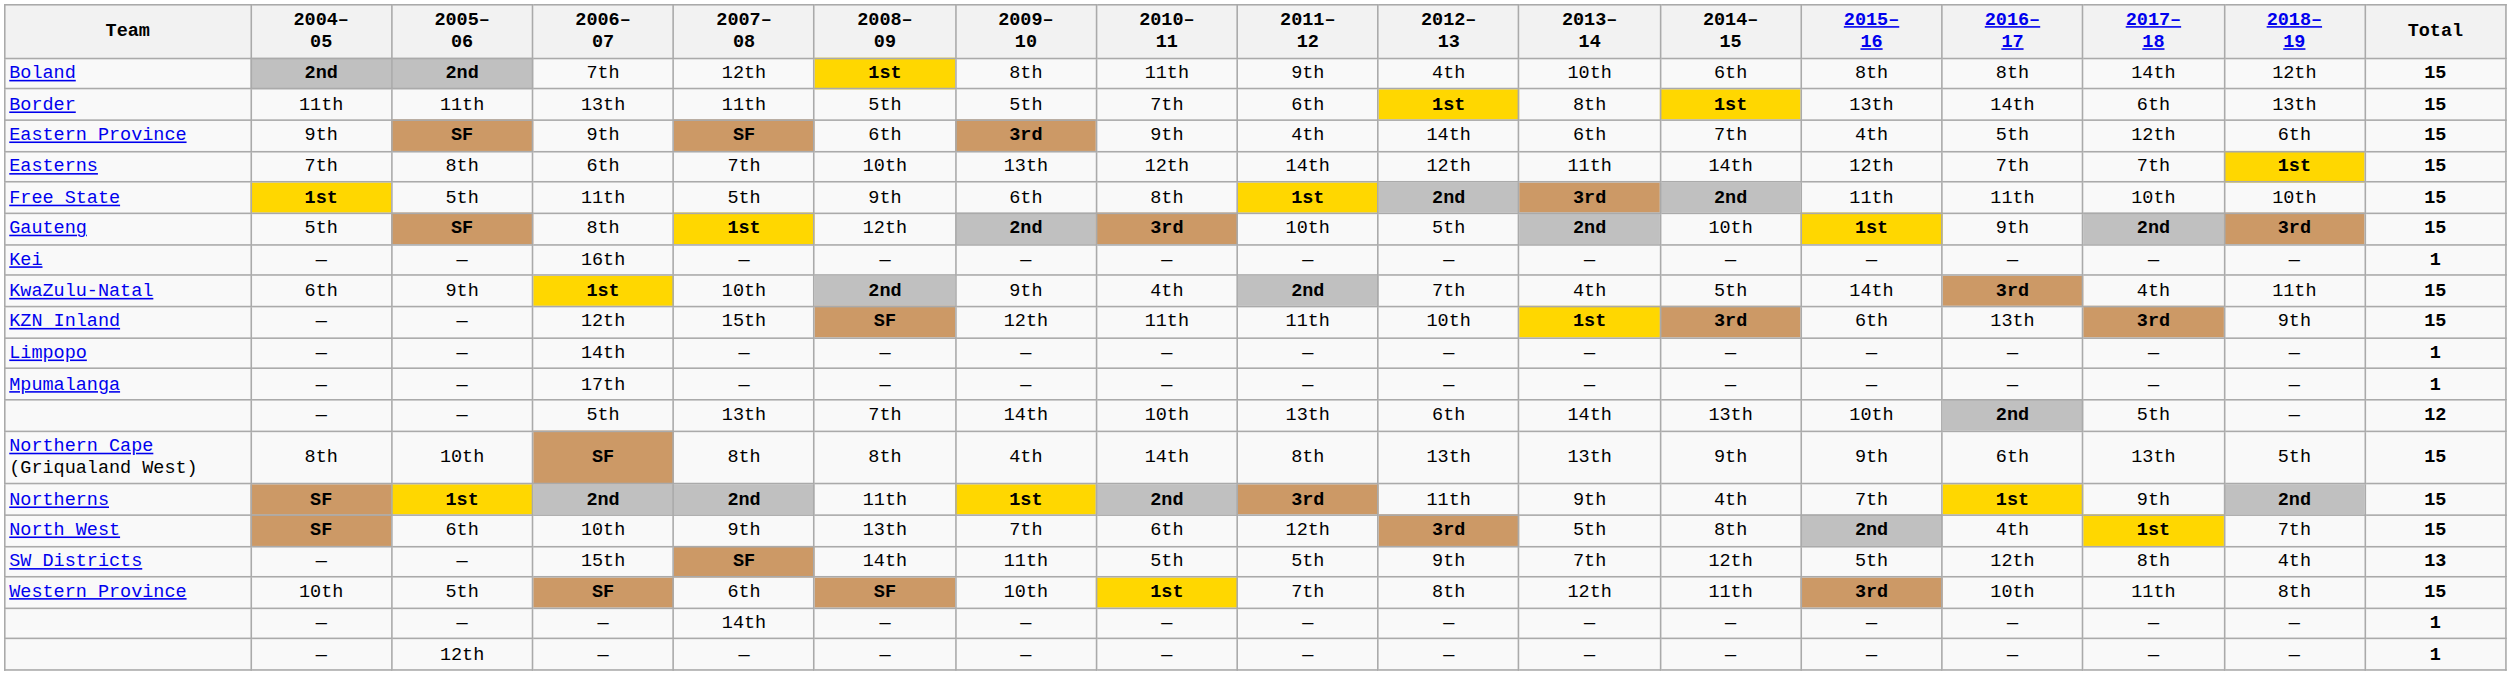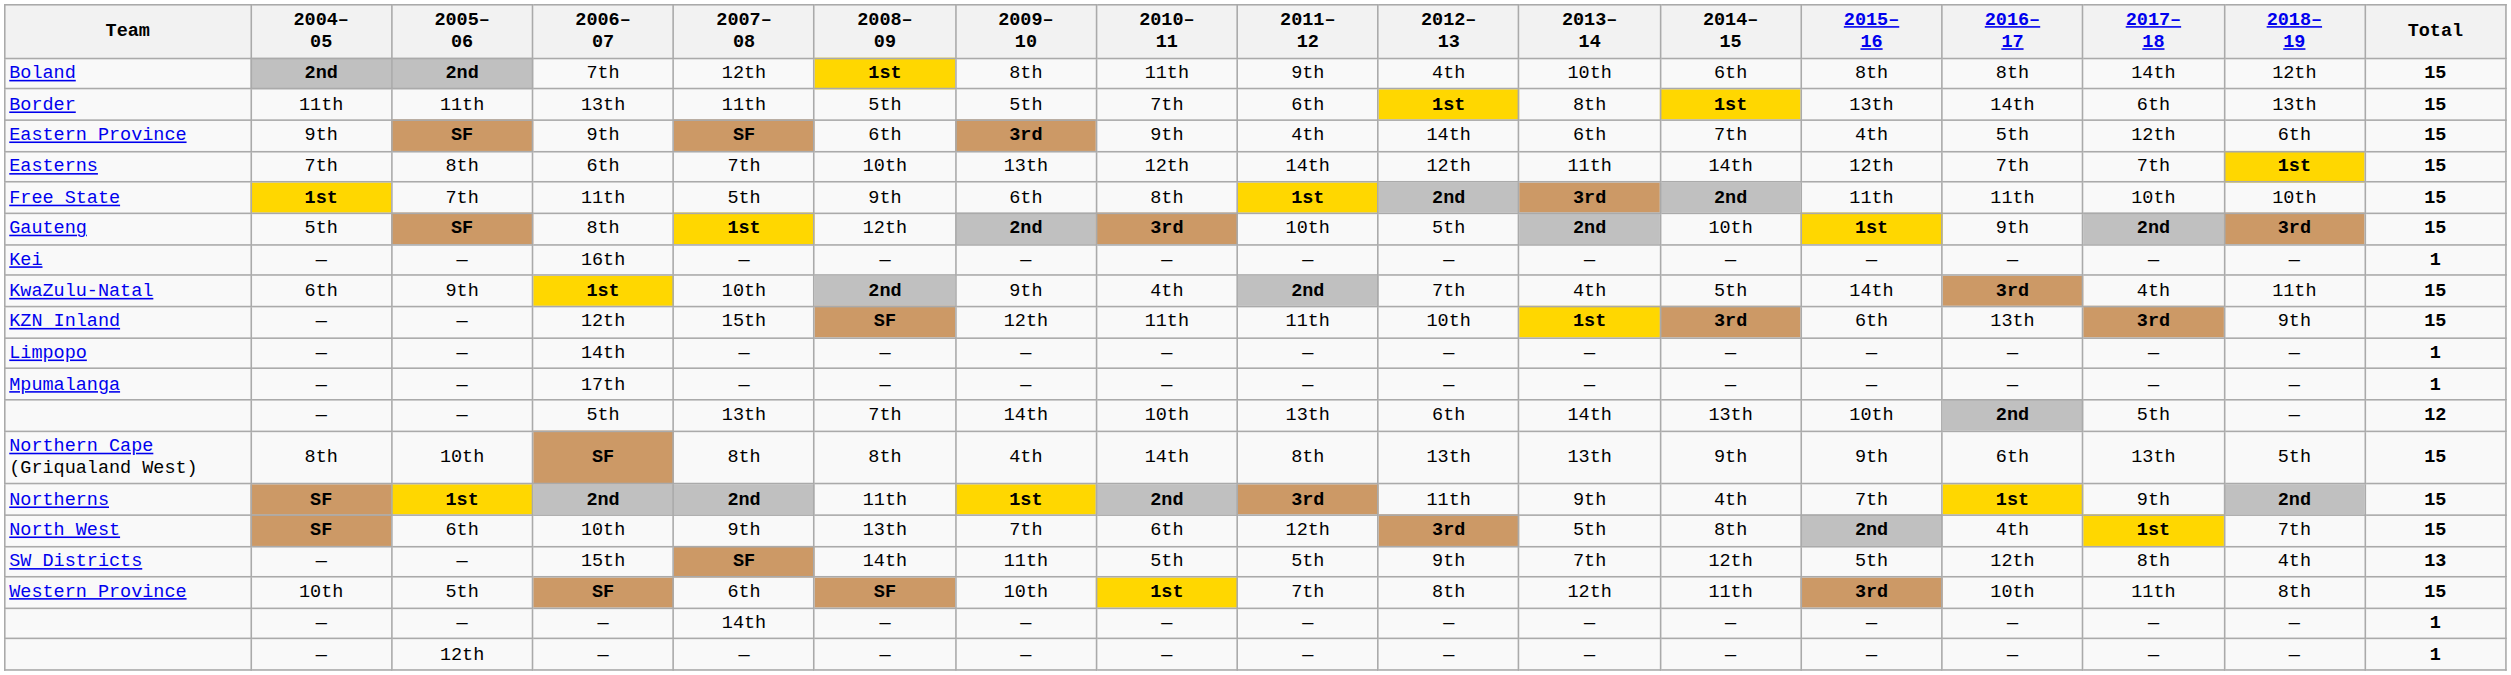(462, 197) 5th -> (462, 197) 7th
